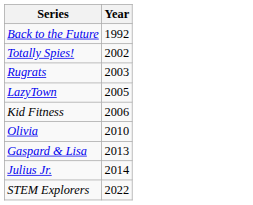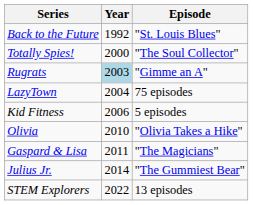+ column: (190, 14)
(117, 53) 2002 -> (117, 53) 2000
(117, 72) no background -> (117, 72) lightblue background
(117, 92) 2005 -> (117, 92) 2004
(117, 151) 2013 -> (117, 151) 2011
